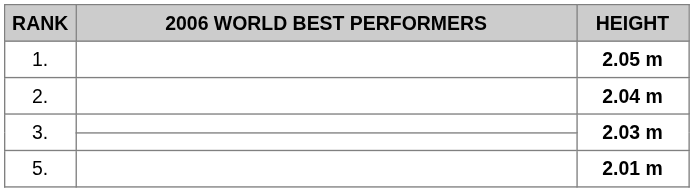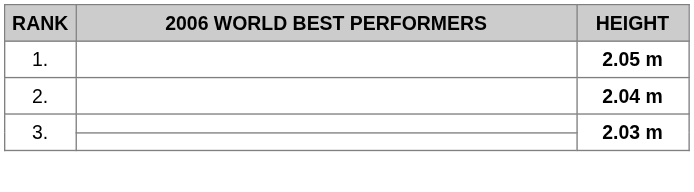- row: (40, 169)
